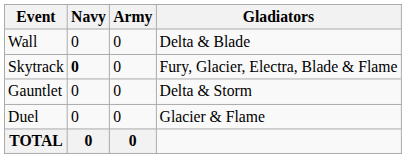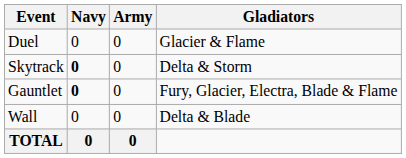rows swapped: (23, 116) <-> (23, 41)
(278, 66) Fury, Glacier, Electra, Blade & Flame -> (206, 66) Delta & Storm
(75, 91) normal -> (75, 91) bold
(206, 91) Delta & Storm -> (278, 91) Fury, Glacier, Electra, Blade & Flame
